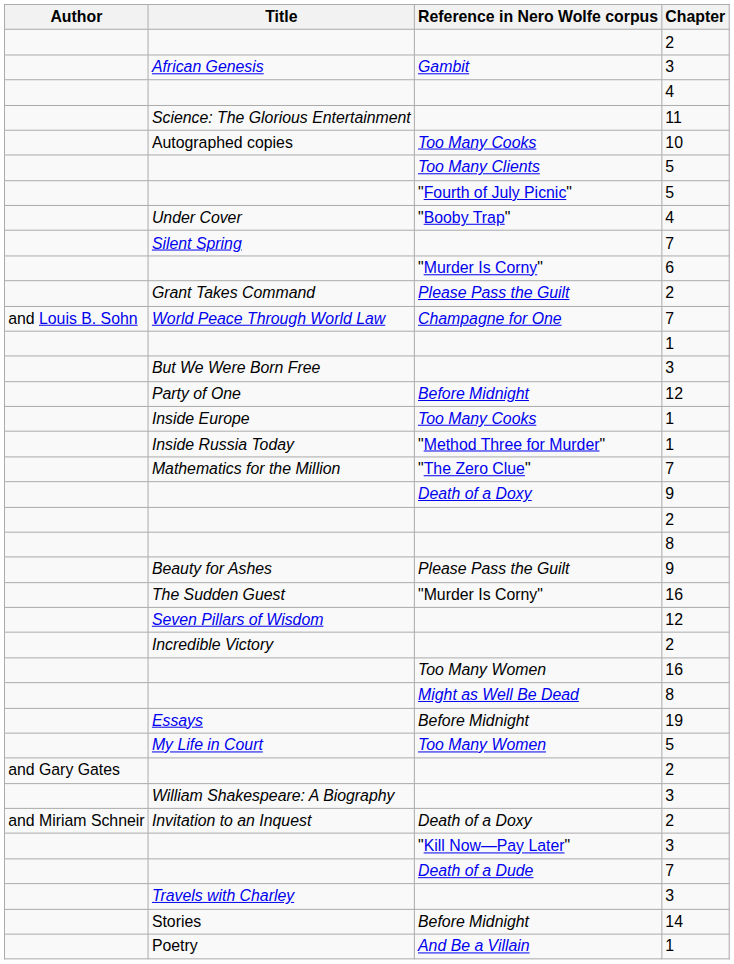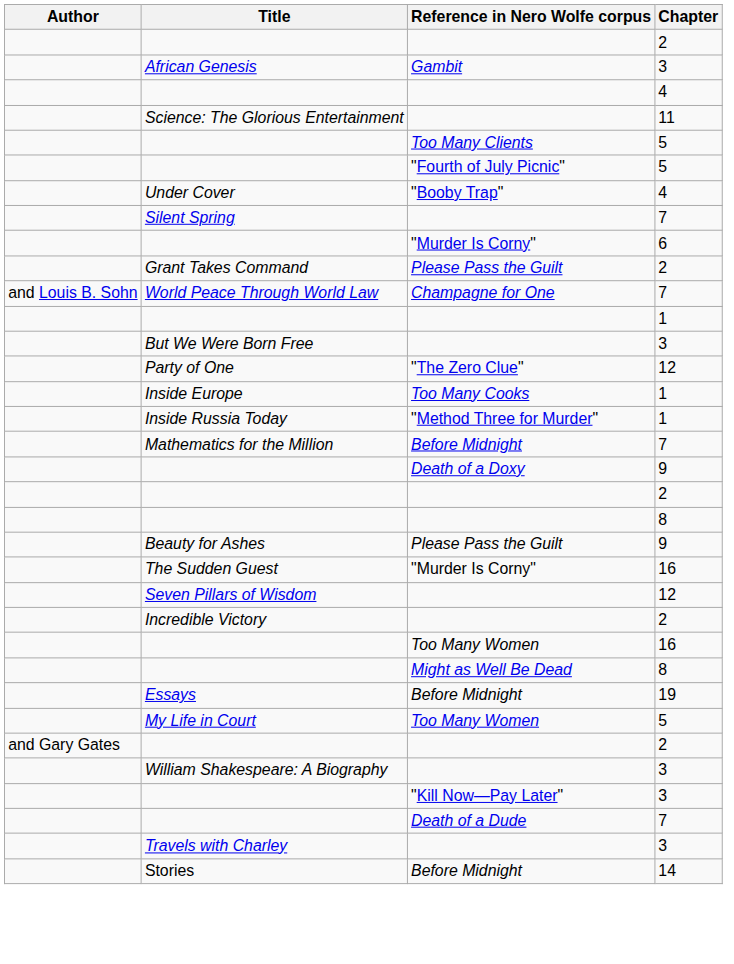- row: (222, 142)
(474, 393) Before Midnight -> (467, 368) "The Zero Clue"
(474, 469) "The Zero Clue" -> (467, 444) Before Midnight
- row: (232, 820)
- row: (175, 946)
